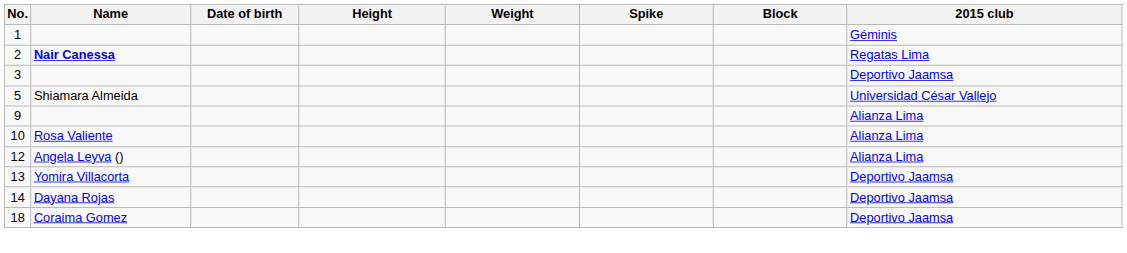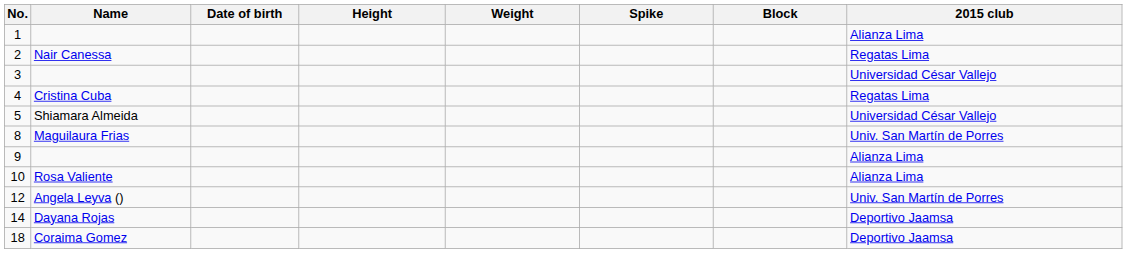(874, 34) Géminis -> (887, 34) Alianza Lima
(74, 55) bold -> (73, 55) normal
(902, 75) Deportivo Jaamsa -> (923, 75) Universidad César Vallejo
+ row: (18, 95)
+ row: (18, 136)
(887, 156) Alianza Lima -> (927, 197) Univ. San Martín de Porres
- row: (18, 177)
